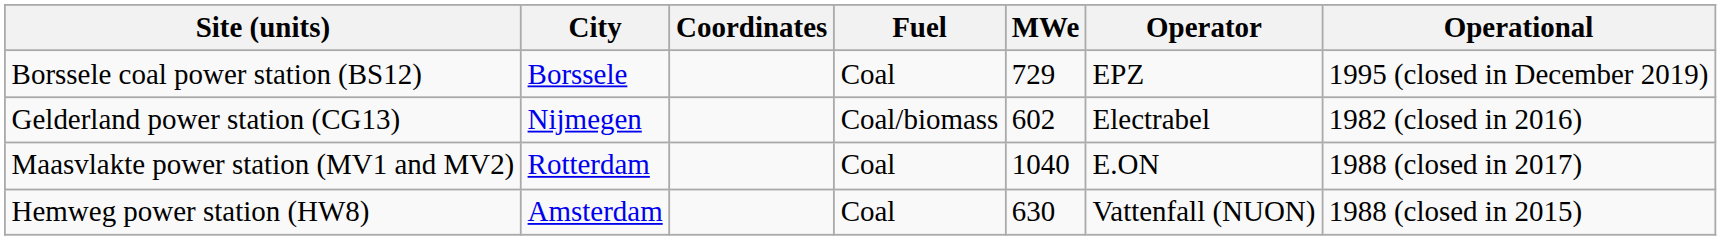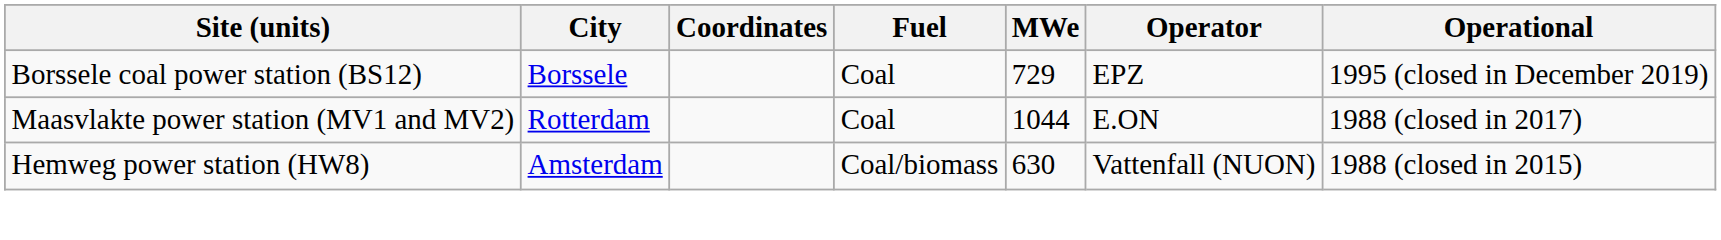- row: (206, 119)
(1041, 165) 1040 -> (1041, 119) 1044
(868, 211) Coal -> (920, 165) Coal/biomass
